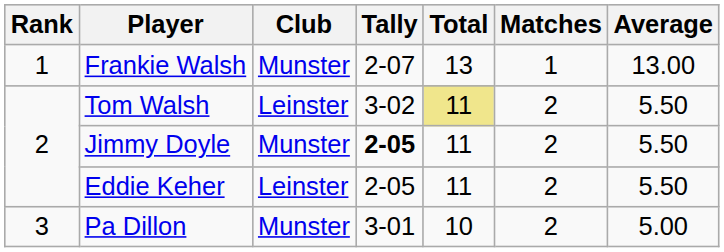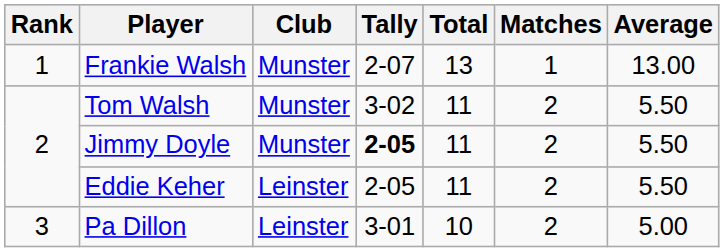(303, 105) Leinster -> (304, 105) Munster
(459, 105) khaki background -> (459, 105) no background
(304, 226) Munster -> (303, 226) Leinster
